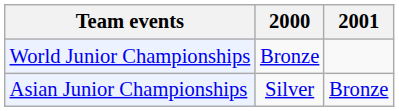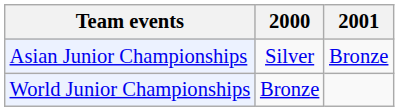rows swapped: (128, 89) <-> (130, 55)
